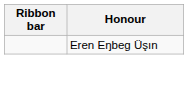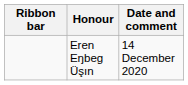+ column: (151, 20)
